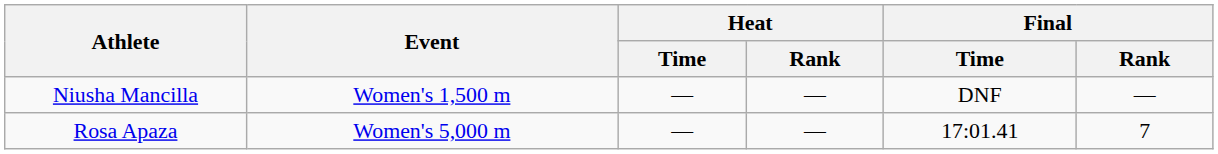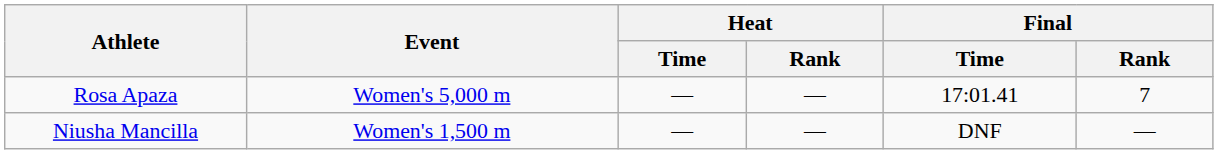rows swapped: (126, 94) <-> (126, 131)
